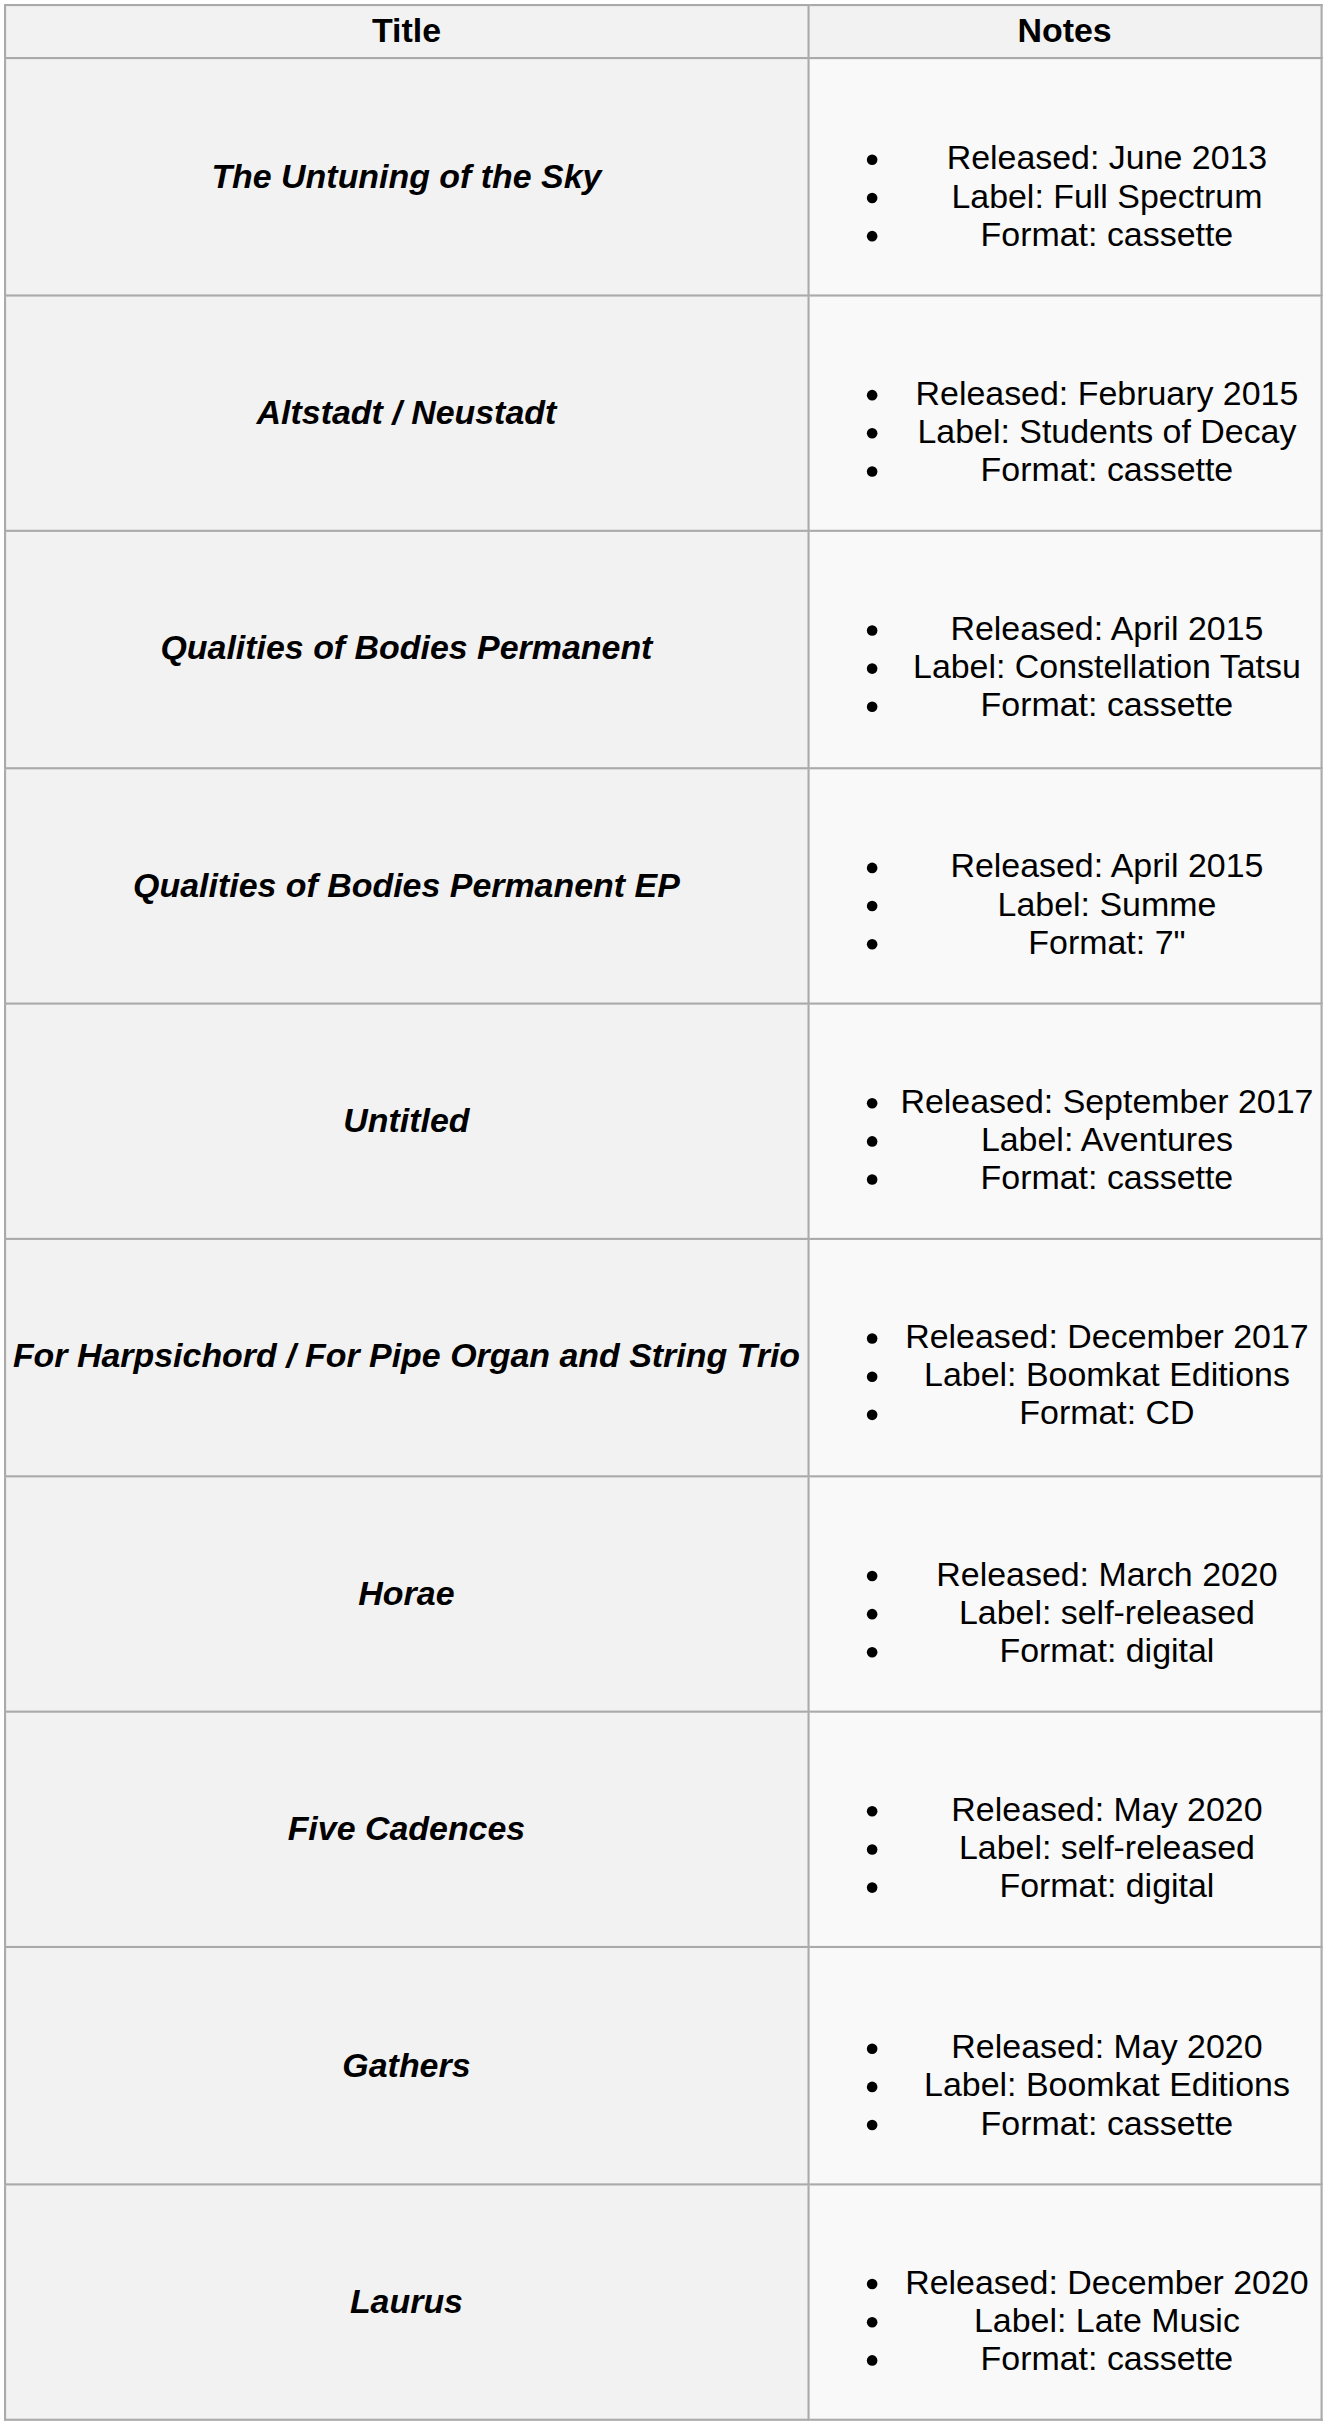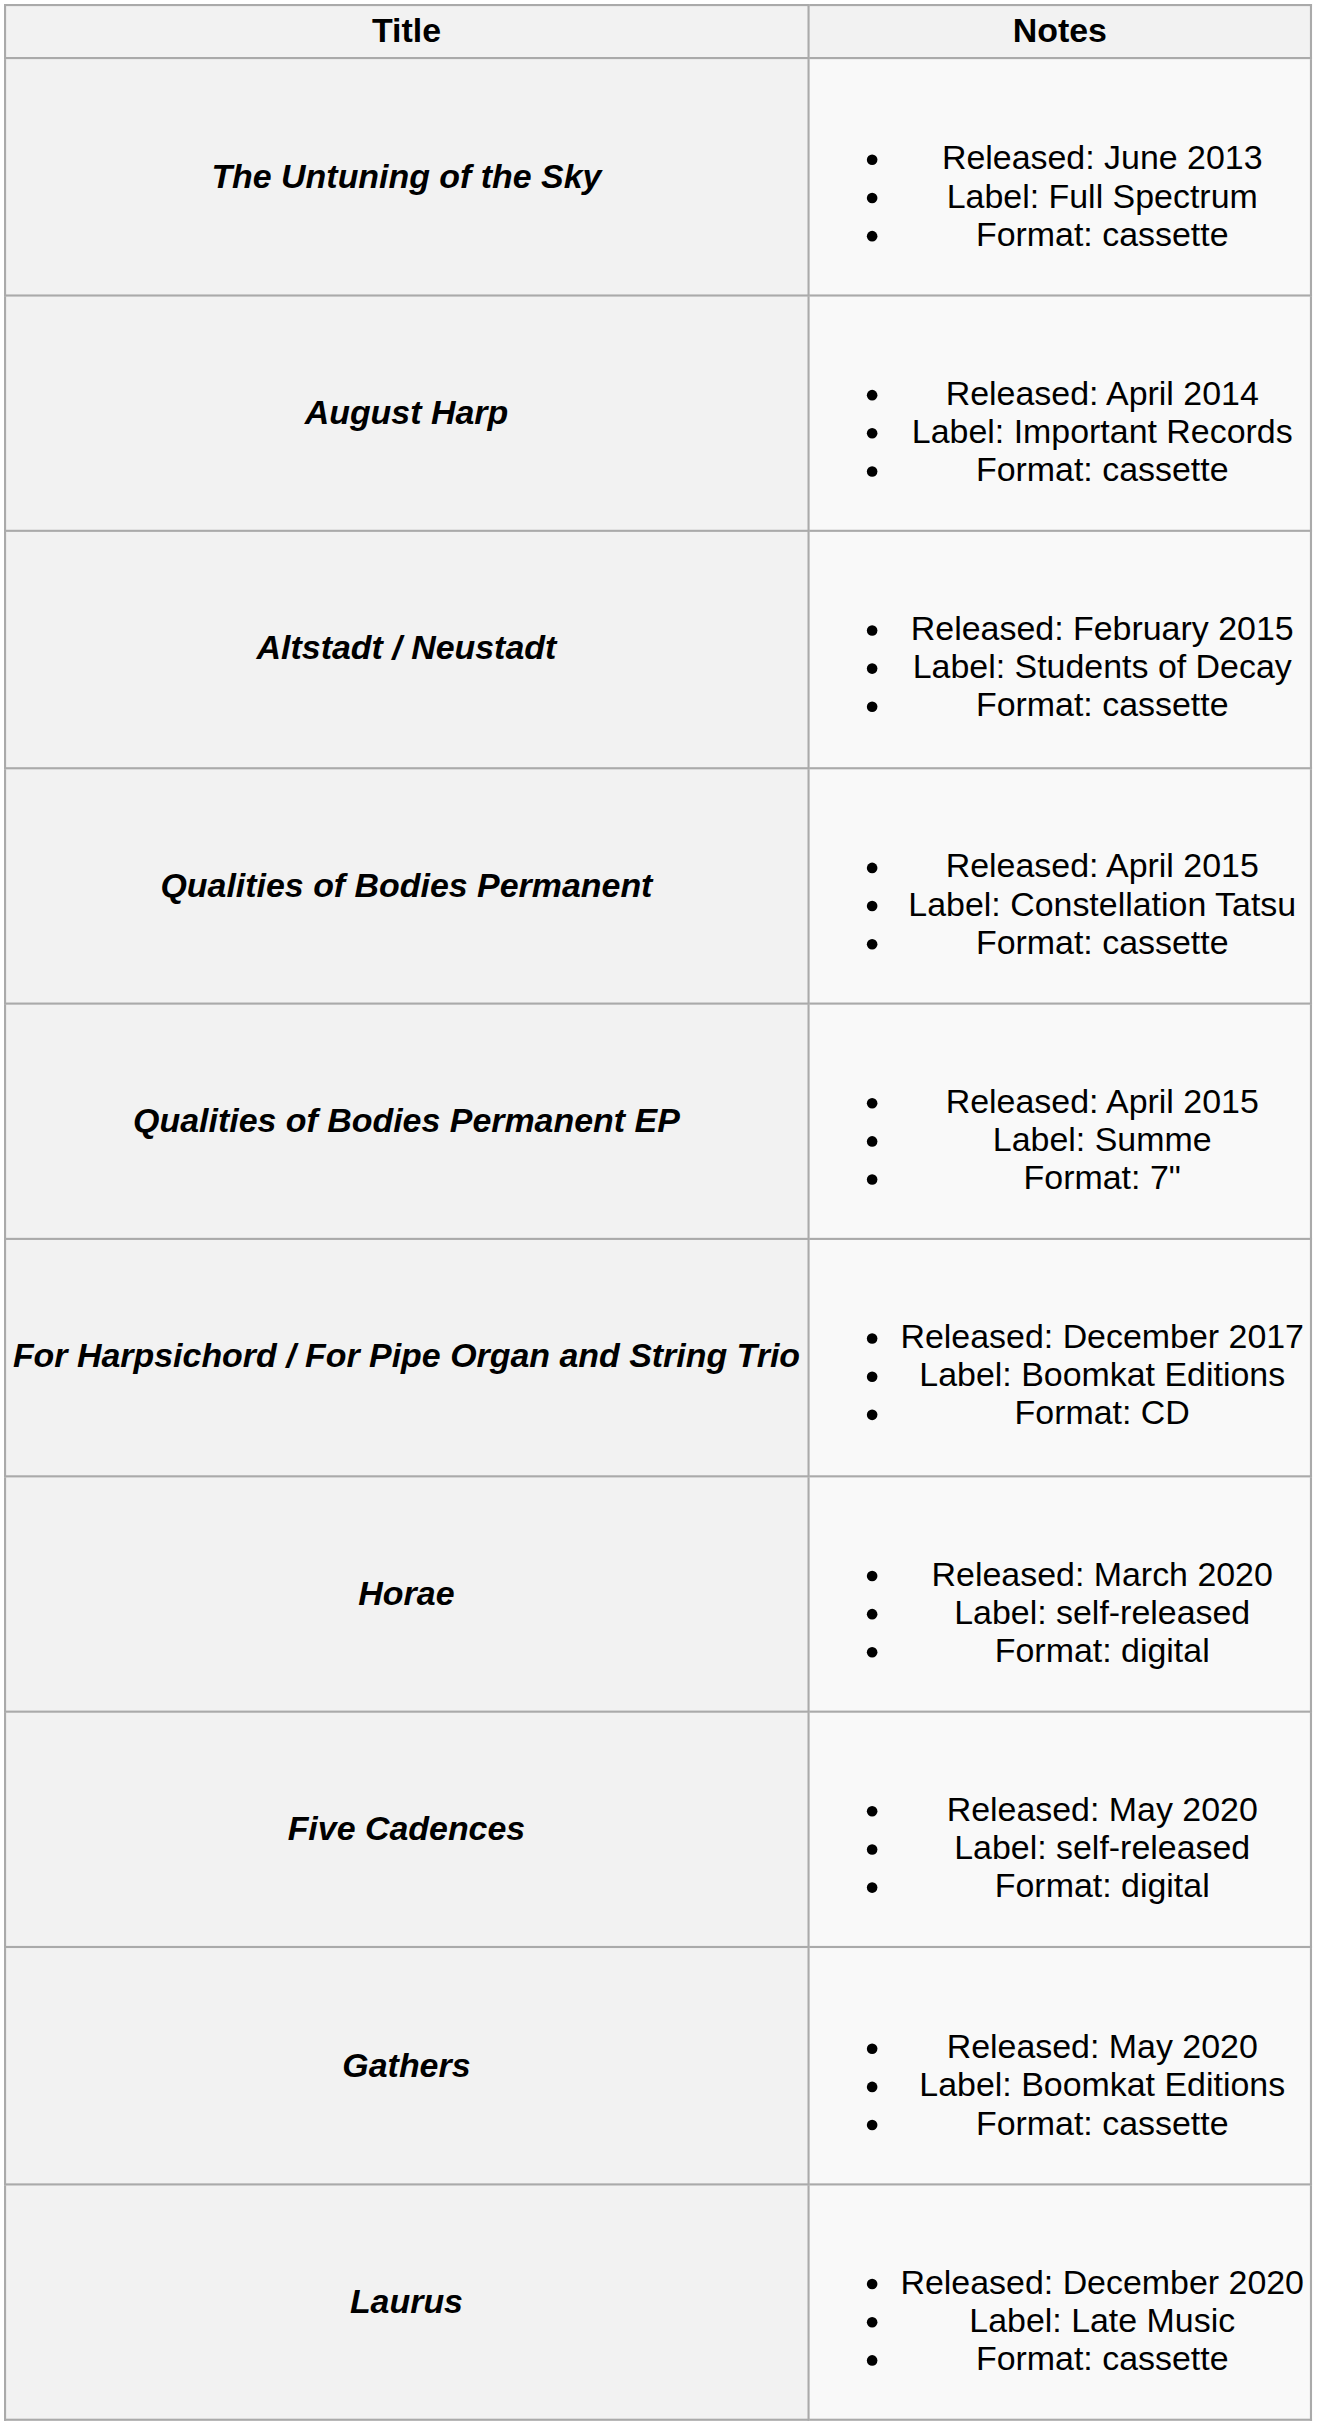+ row: (406, 412)
- row: (406, 1120)
